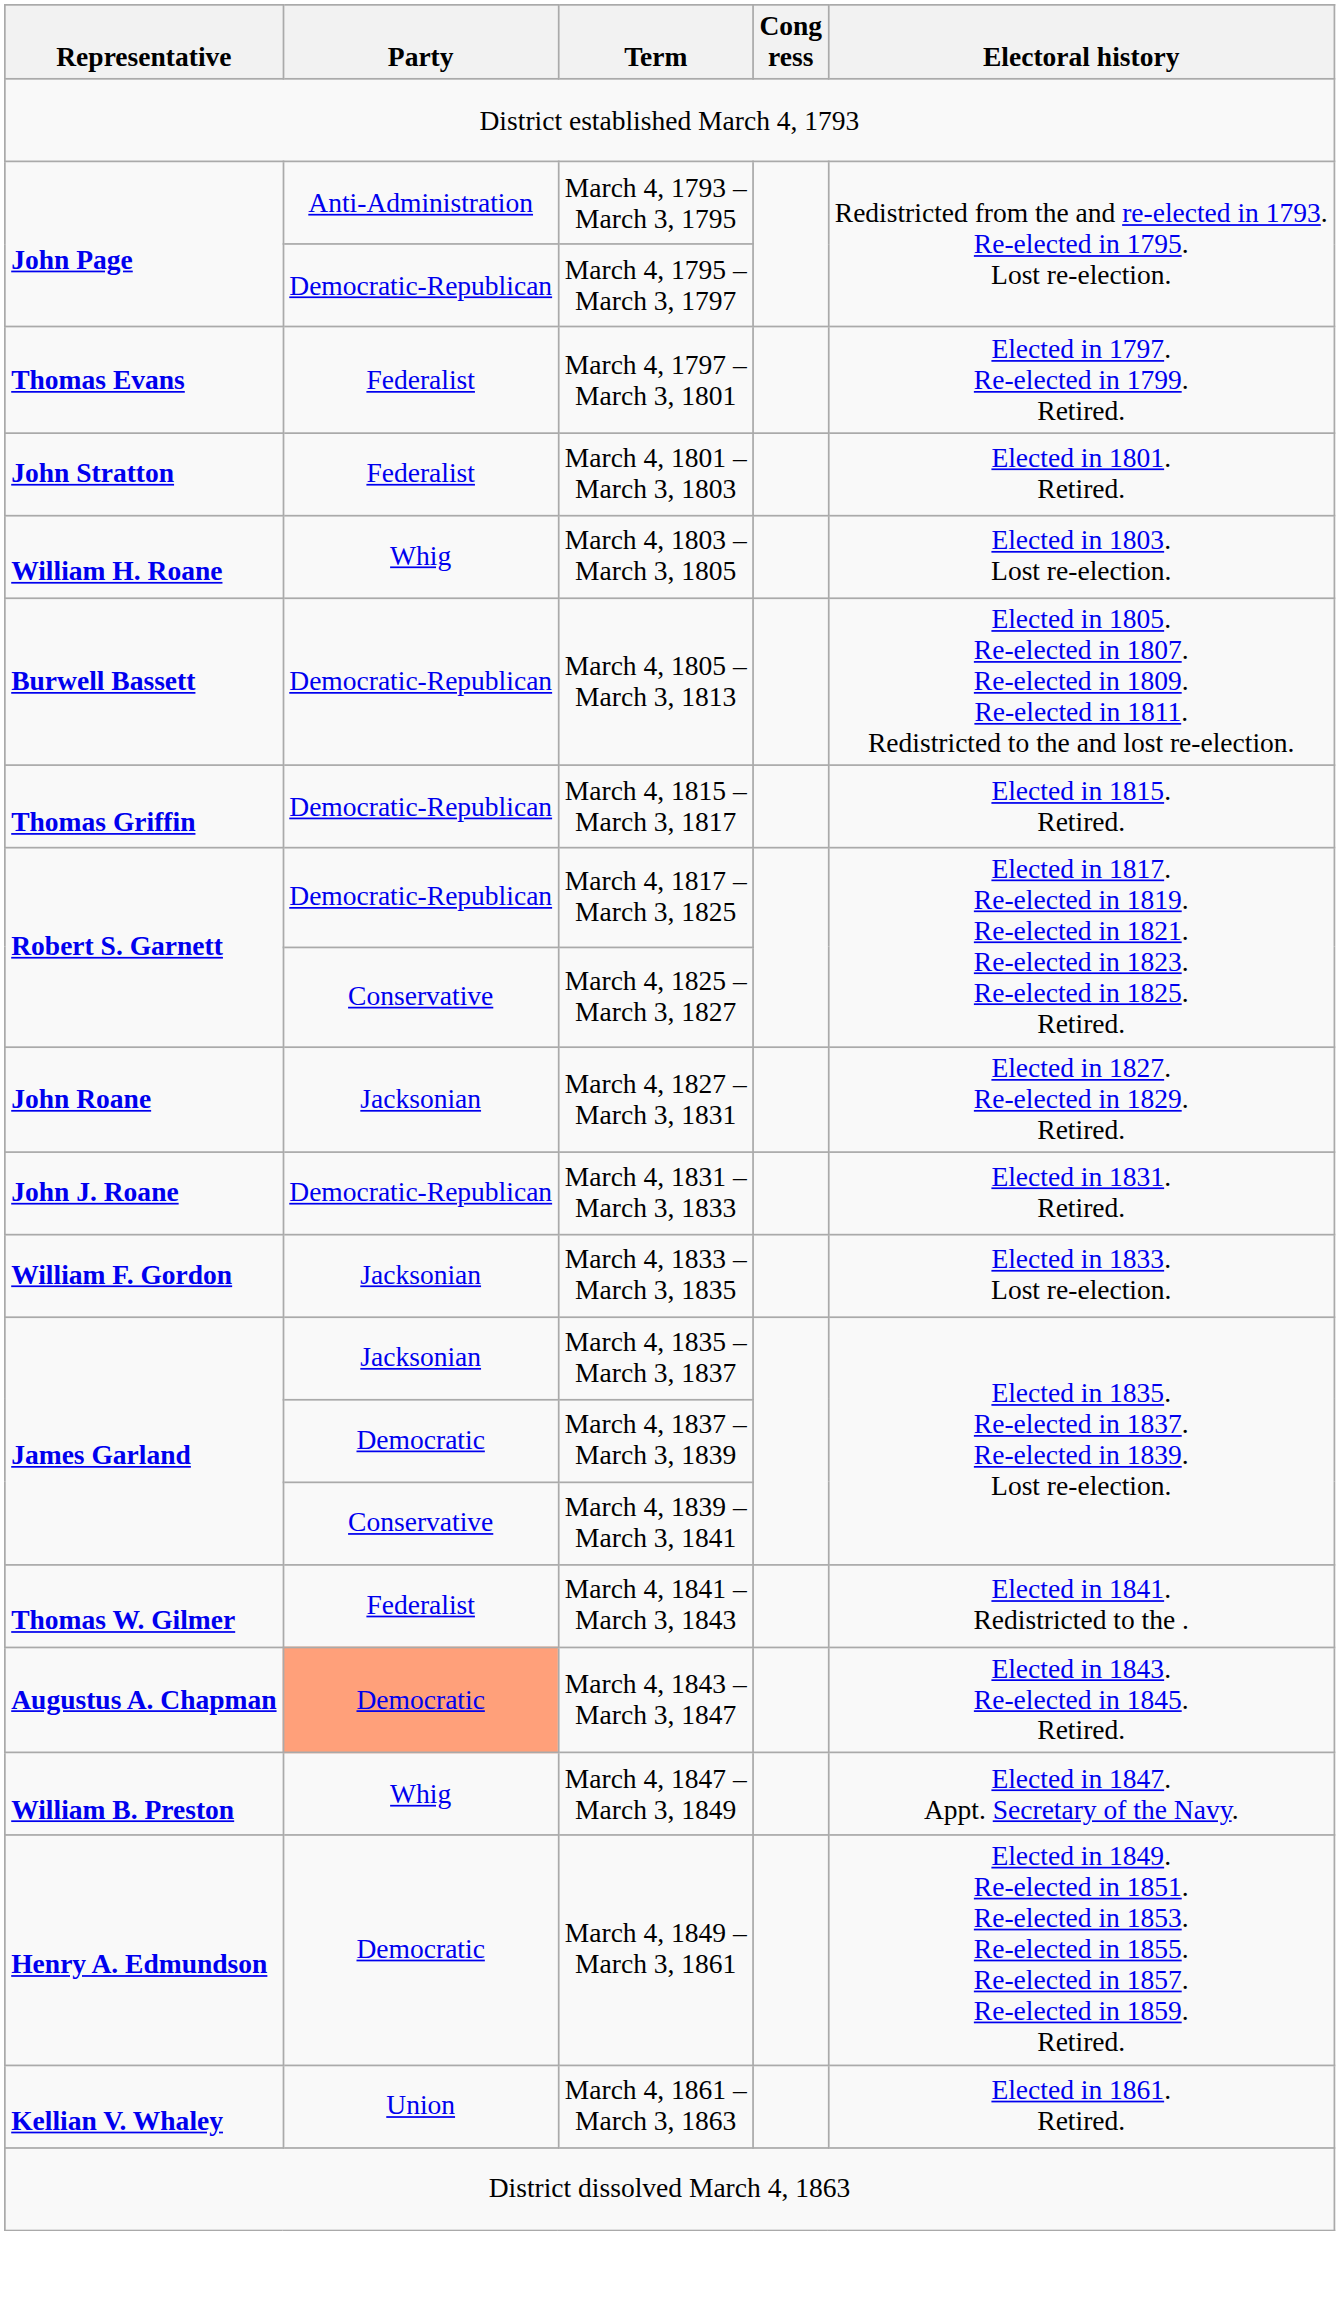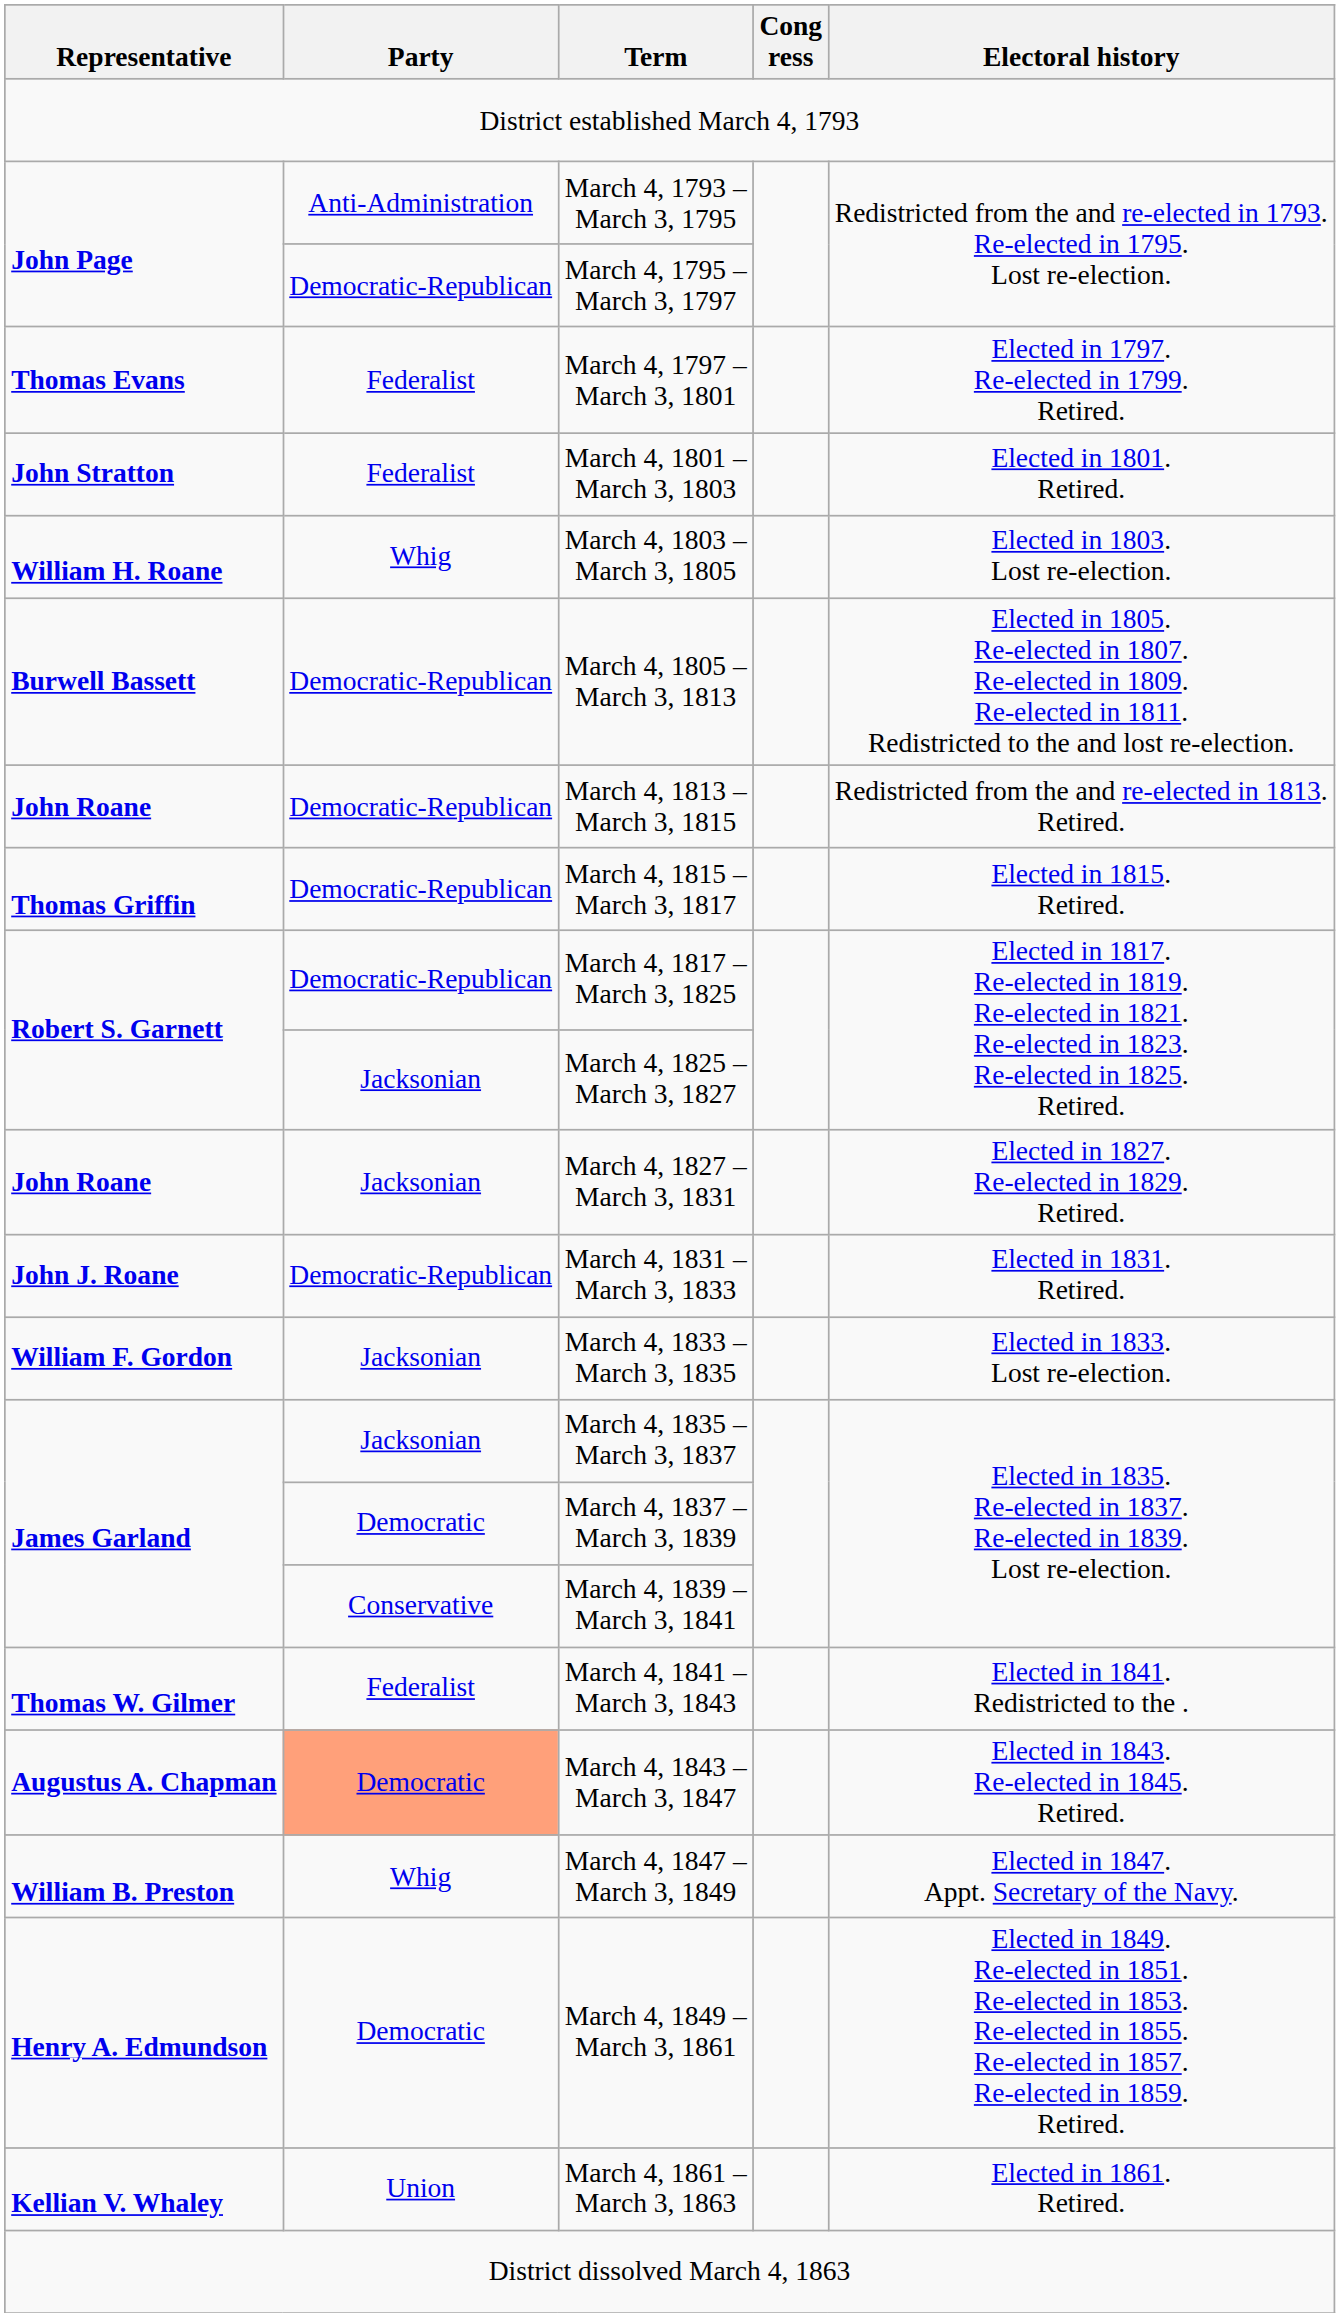+ row: (656, 806)
(421, 996) Conservative -> (421, 1078) Jacksonian
